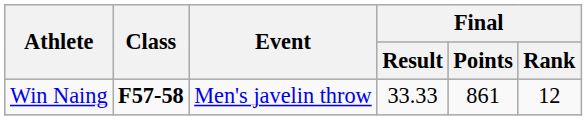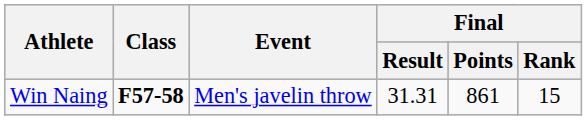(413, 96) 33.33 -> (413, 96) 31.31
(549, 96) 12 -> (549, 96) 15
